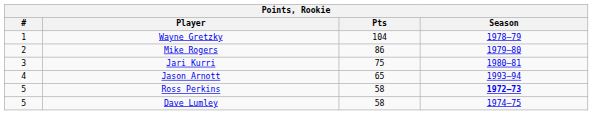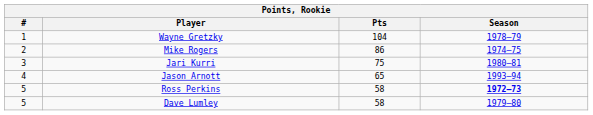(504, 51) 1979–80 -> (504, 51) 1974–75
(504, 103) 1974–75 -> (504, 103) 1979–80
